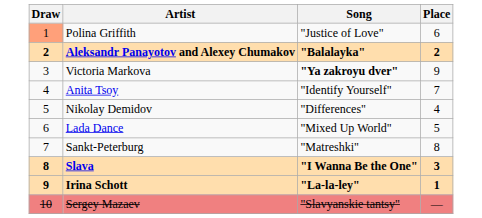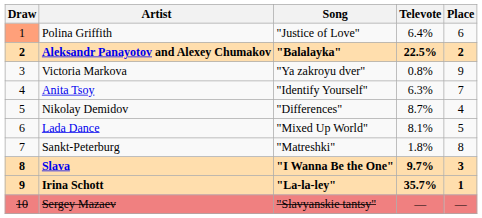+ column: (420, 14)
(349, 71) bold -> (321, 71) normal
